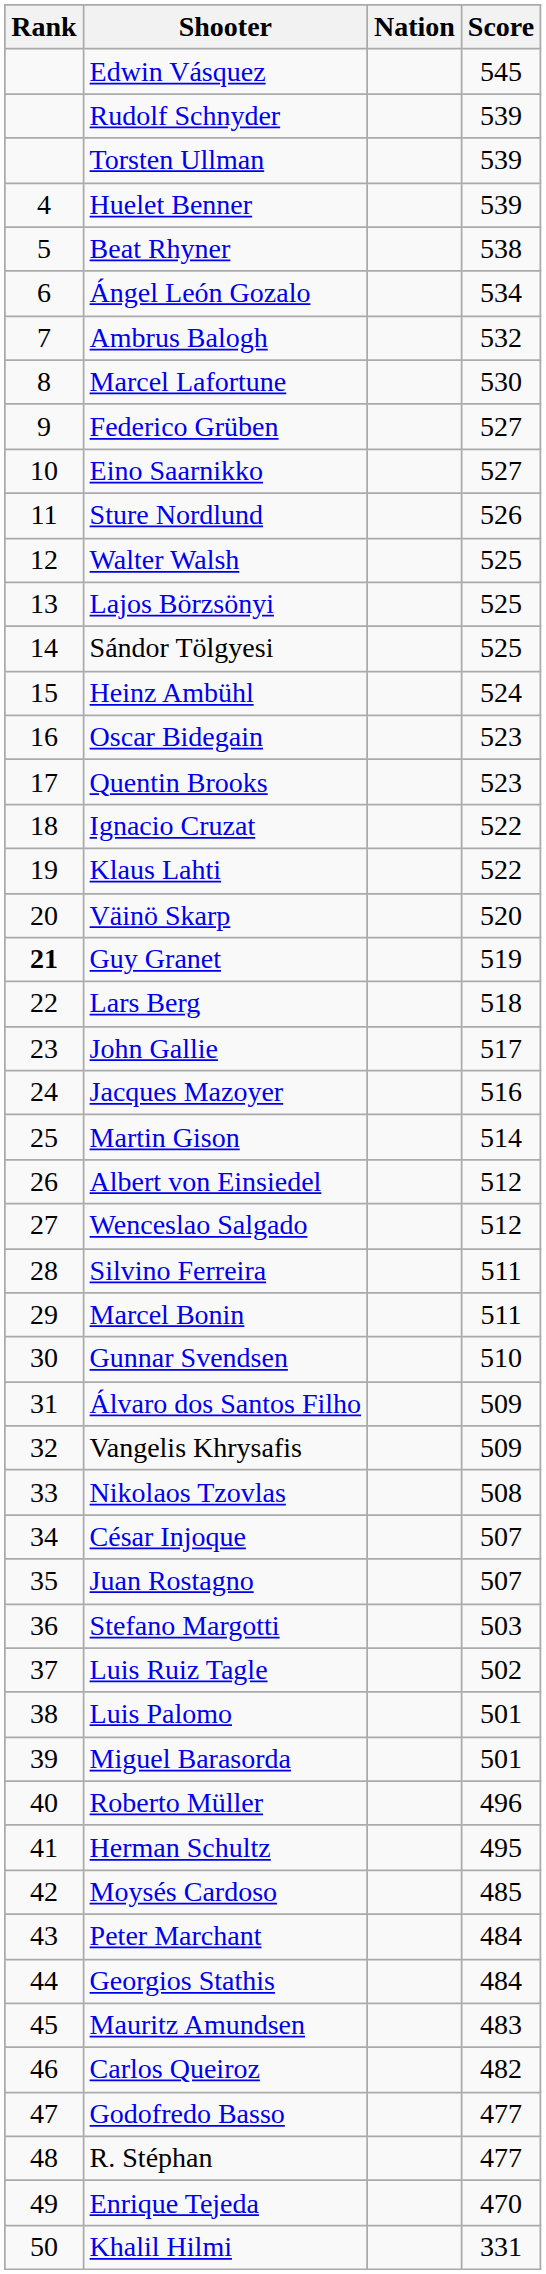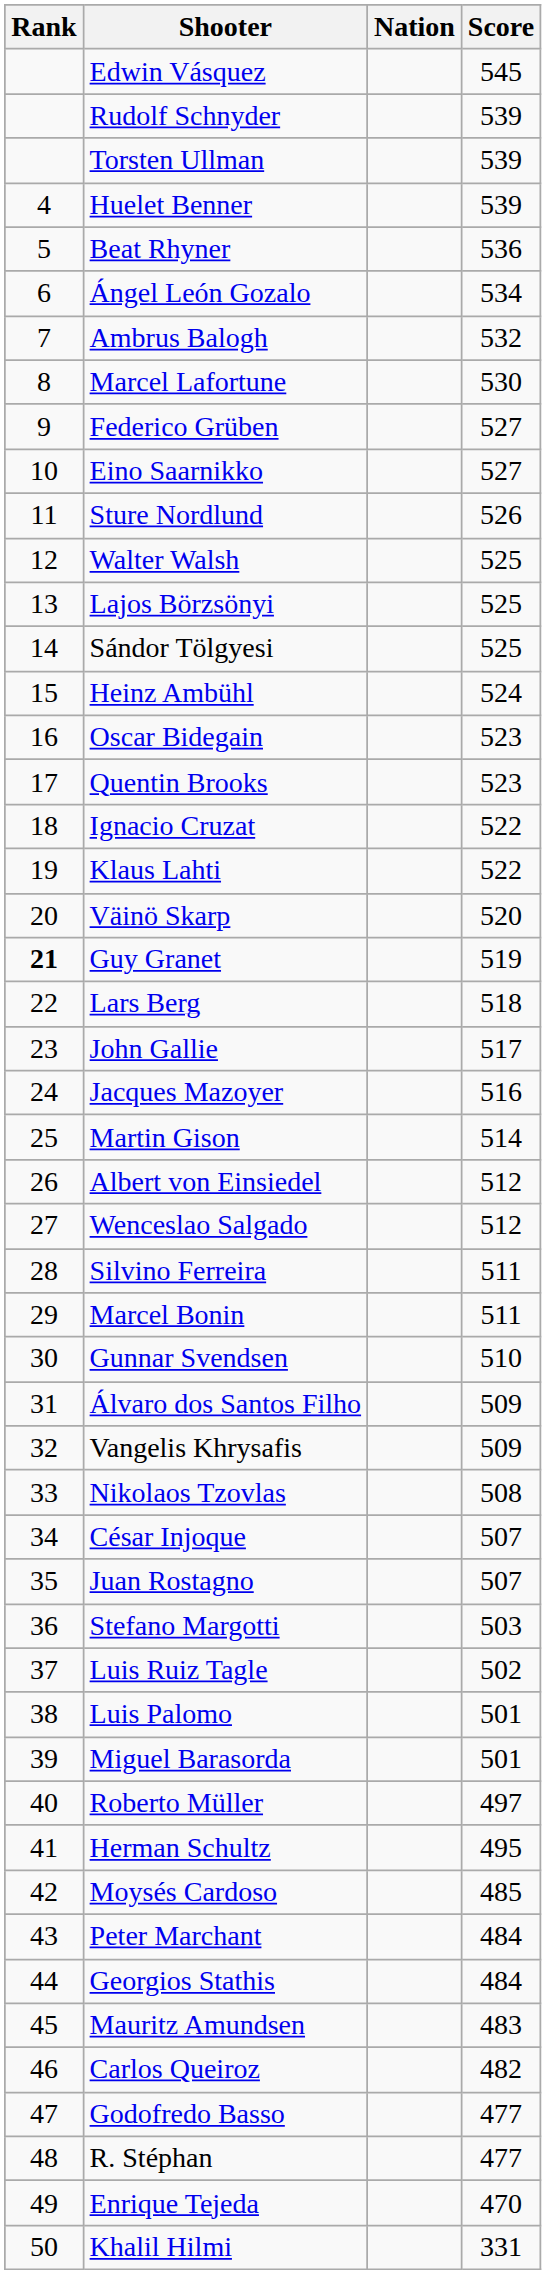(501, 248) 538 -> (501, 248) 536
(501, 1802) 496 -> (501, 1802) 497
